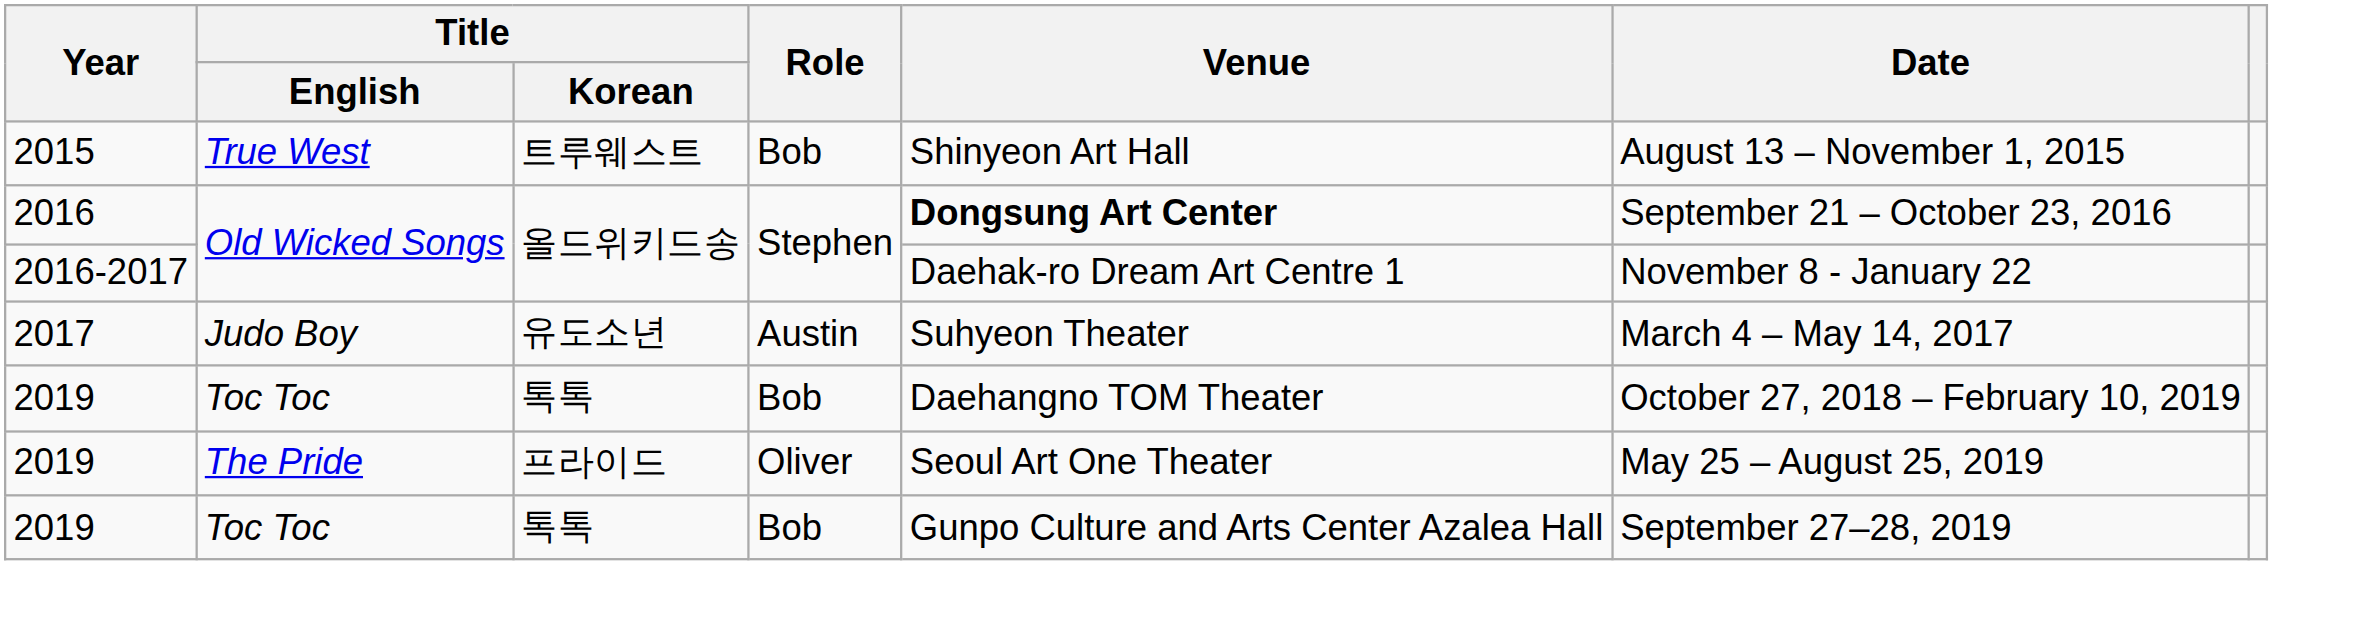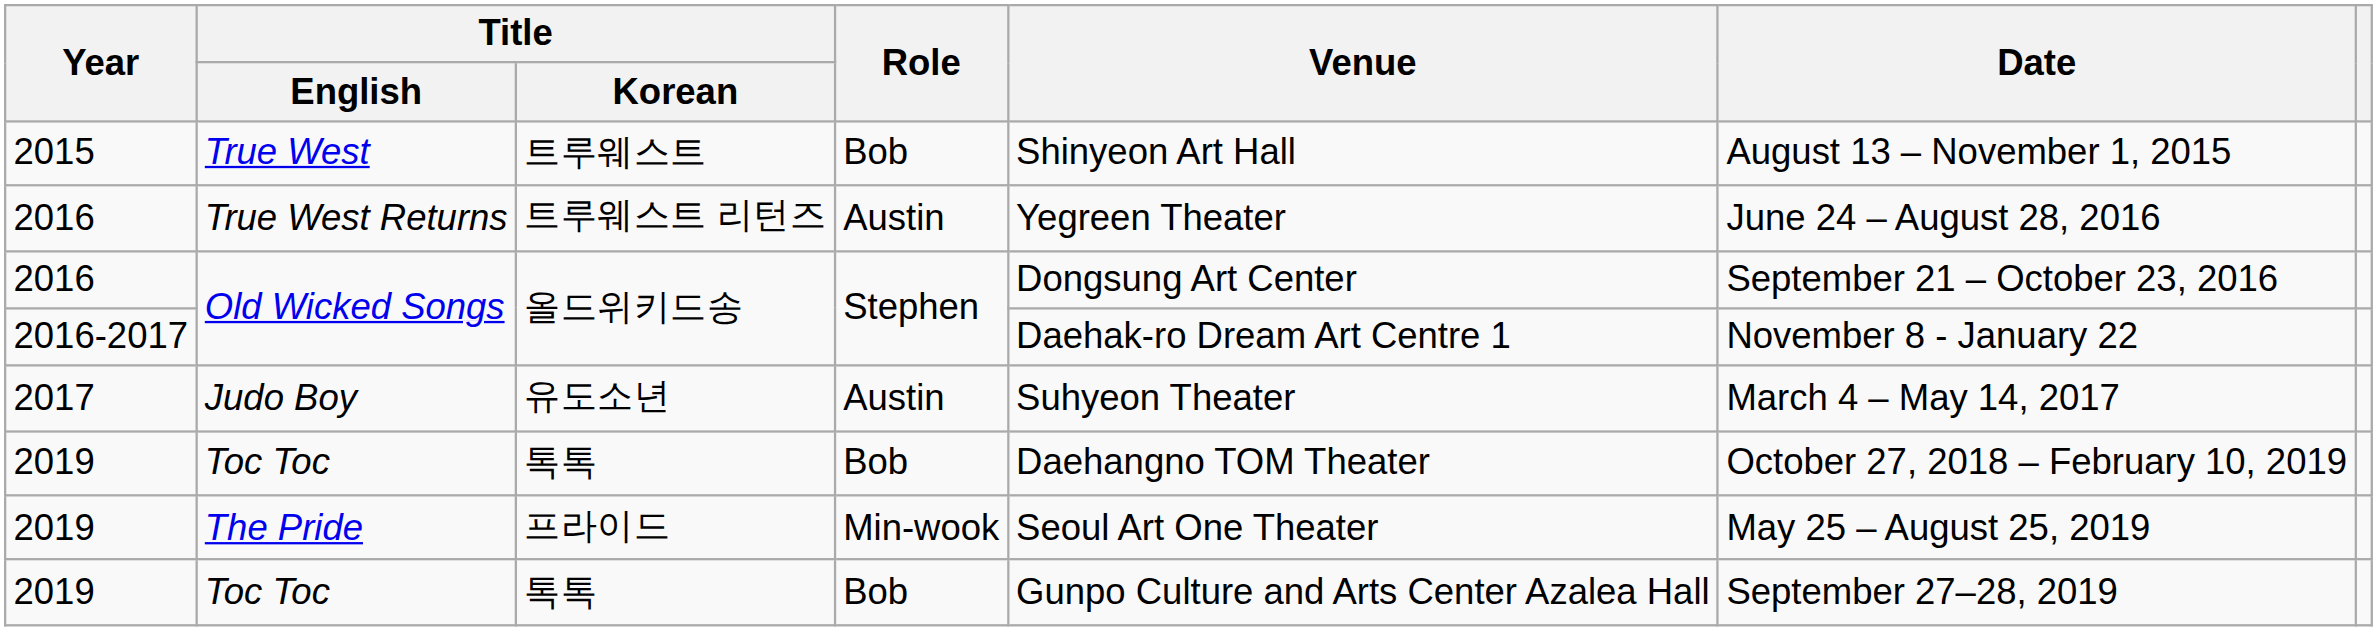+ row: (54, 217)
(1094, 213) bold -> (1186, 278) normal
(805, 462) Oliver -> (921, 527) Min-wook
